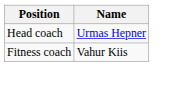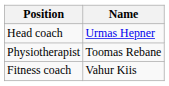+ row: (44, 52)
